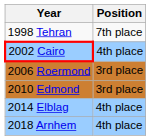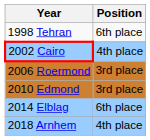(119, 32) 7th place -> (119, 32) 6th place
(119, 107) 4th place -> (119, 107) 6th place
